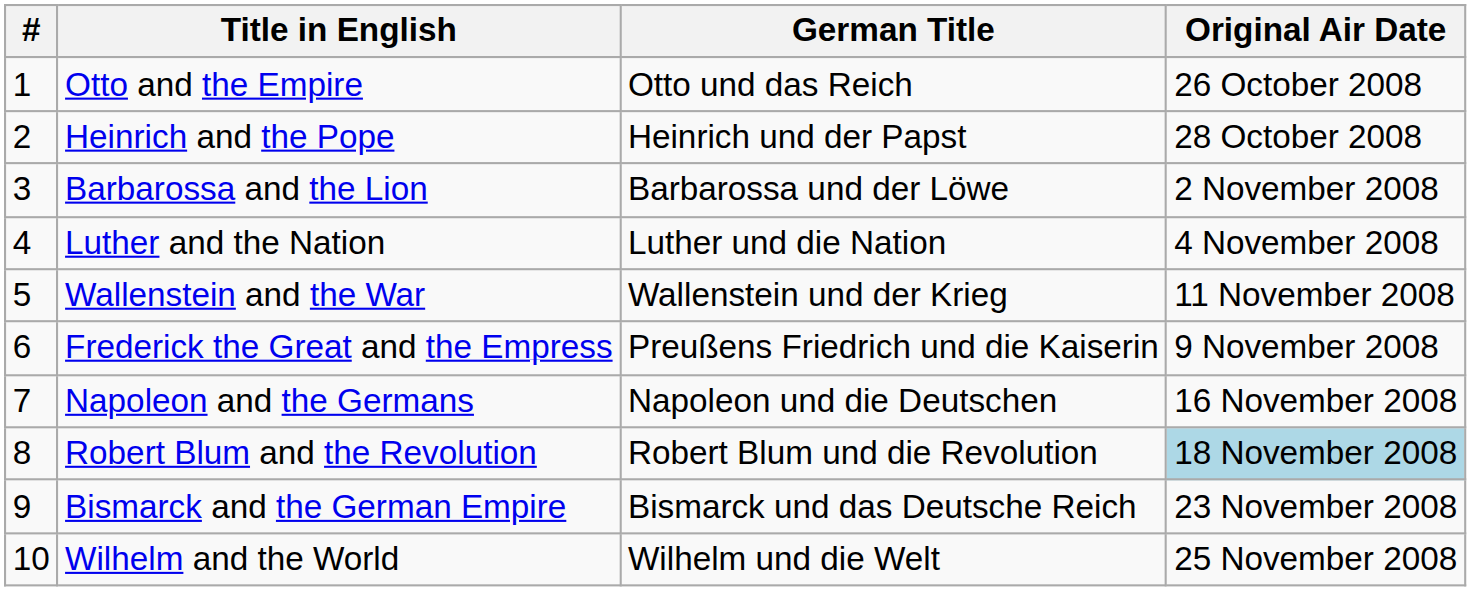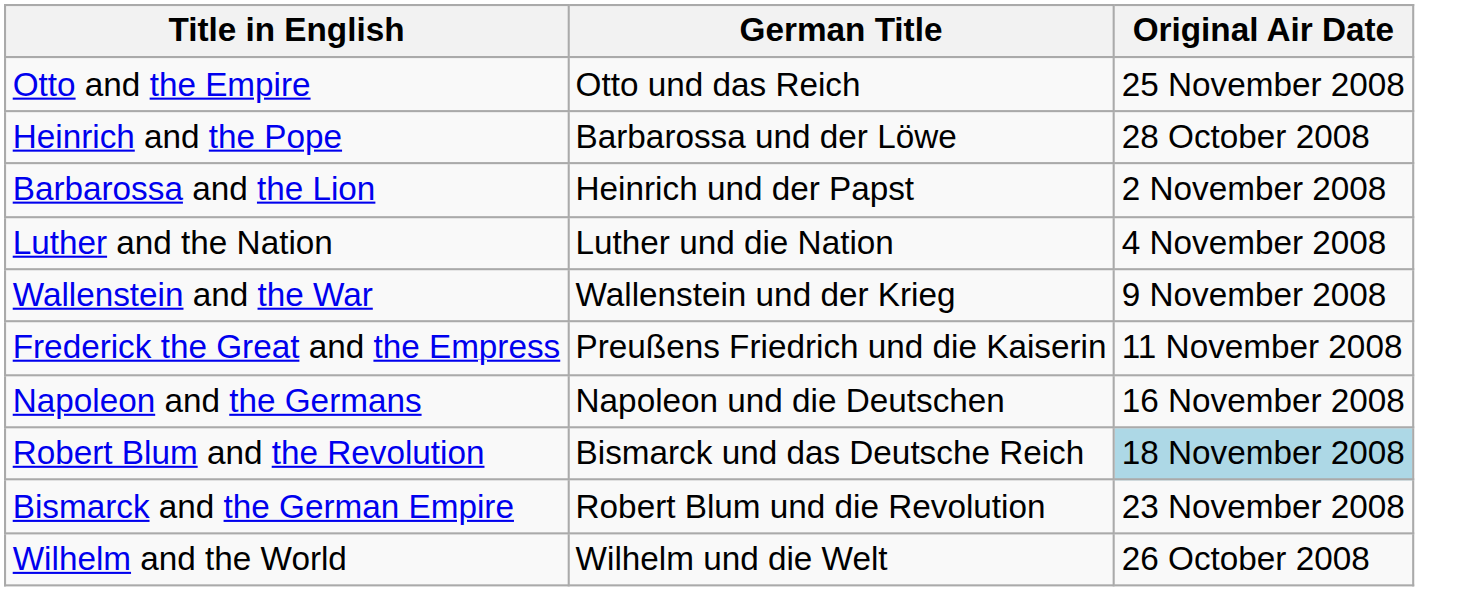- column: (31, 30)
(1298, 83) 26 October 2008 -> (1263, 83) 25 November 2008
(797, 136) Heinrich und der Papst -> (766, 136) Barbarossa und der Löwe
(818, 189) Barbarossa und der Löwe -> (745, 189) Heinrich und der Papst
(1314, 294) 11 November 2008 -> (1254, 294) 9 November 2008
(1306, 347) 9 November 2008 -> (1262, 347) 11 November 2008
(863, 453) Robert Blum und die Revolution -> (830, 453) Bismarck und das Deutsche Reich
(882, 505) Bismarck und das Deutsche Reich -> (811, 505) Robert Blum und die Revolution
(1316, 558) 25 November 2008 -> (1246, 558) 26 October 2008
